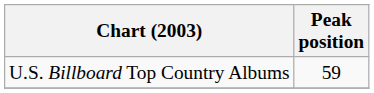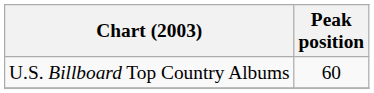(331, 72) 59 -> (331, 72) 60
